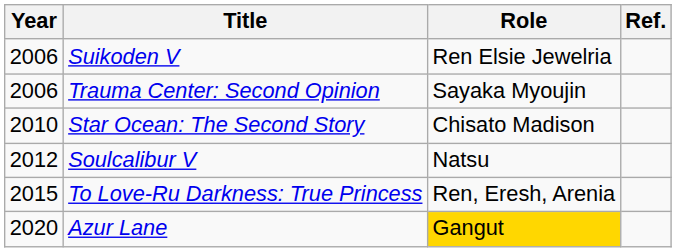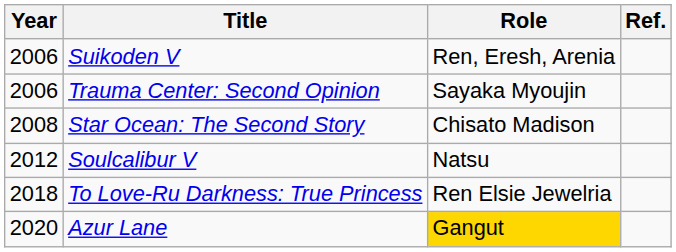(522, 56) Ren Elsie Jewelria -> (524, 56) Ren, Eresh, Arenia
(34, 125) 2010 -> (34, 125) 2008
(34, 194) 2015 -> (34, 194) 2018
(524, 194) Ren, Eresh, Arenia -> (522, 194) Ren Elsie Jewelria
